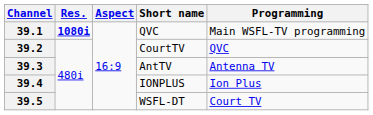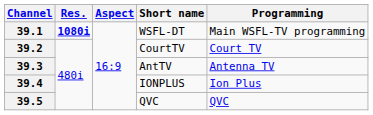(149, 31) QVC -> (162, 31) WSFL-DT
(219, 48) QVC -> (235, 48) Court TV
(162, 101) WSFL-DT -> (149, 101) QVC
(235, 101) Court TV -> (219, 101) QVC
